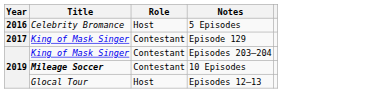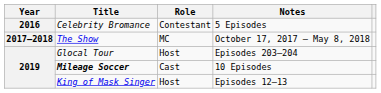(144, 25) Host -> (185, 25) Contestant
- row: (218, 39)
+ row: (292, 39)
(80, 53) King of Mask Singer -> (85, 53) Glocal Tour
(159, 53) Contestant -> (170, 53) Host
(159, 67) Contestant -> (170, 67) Cast
(60, 81) Glocal Tour -> (106, 81) King of Mask Singer
